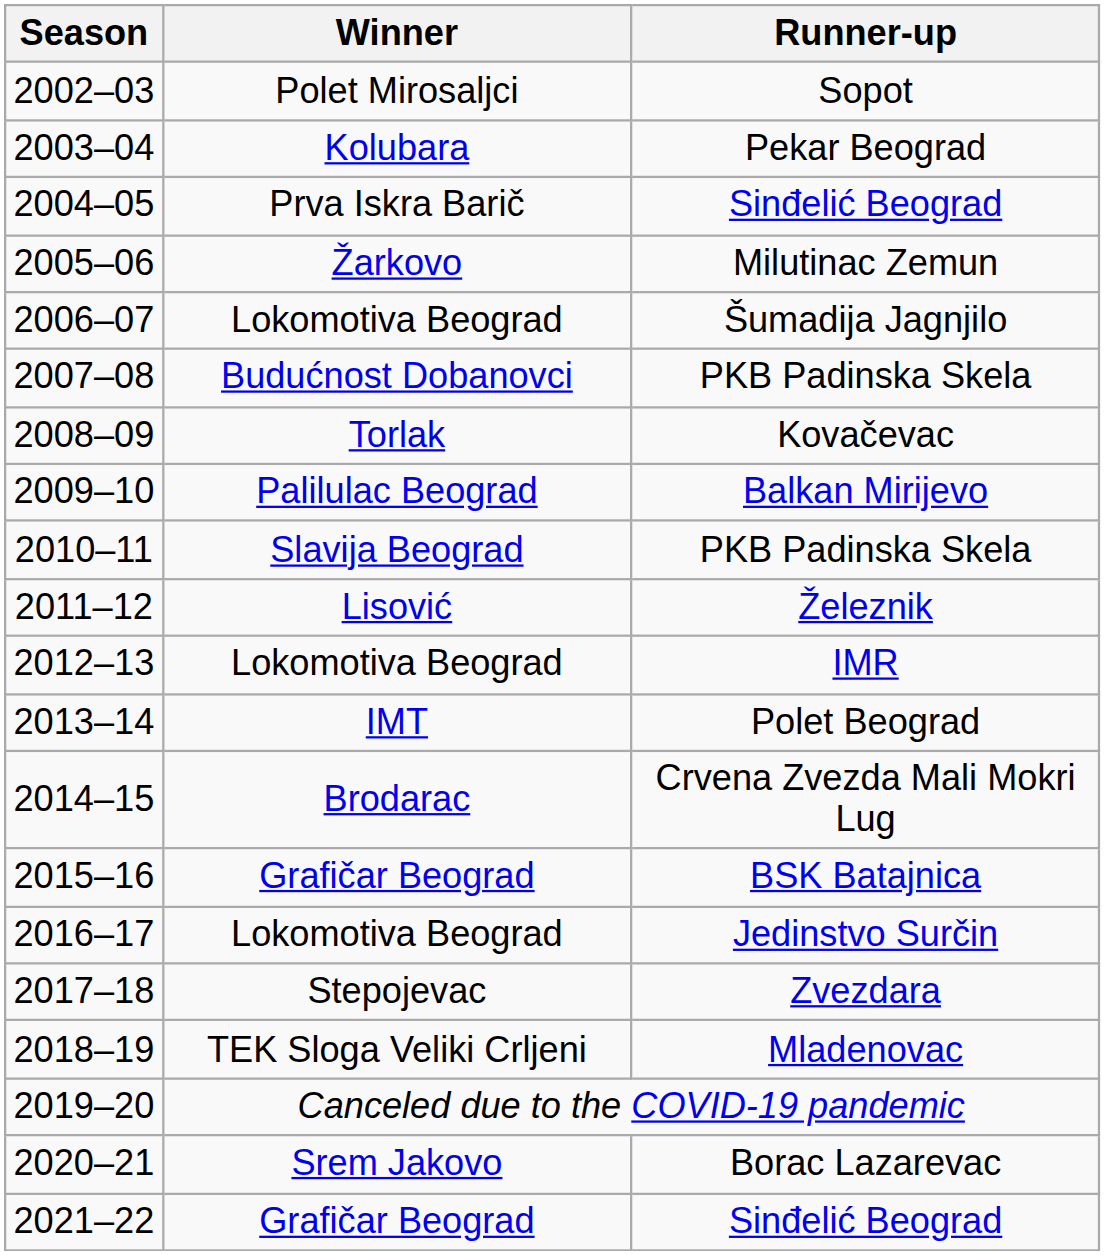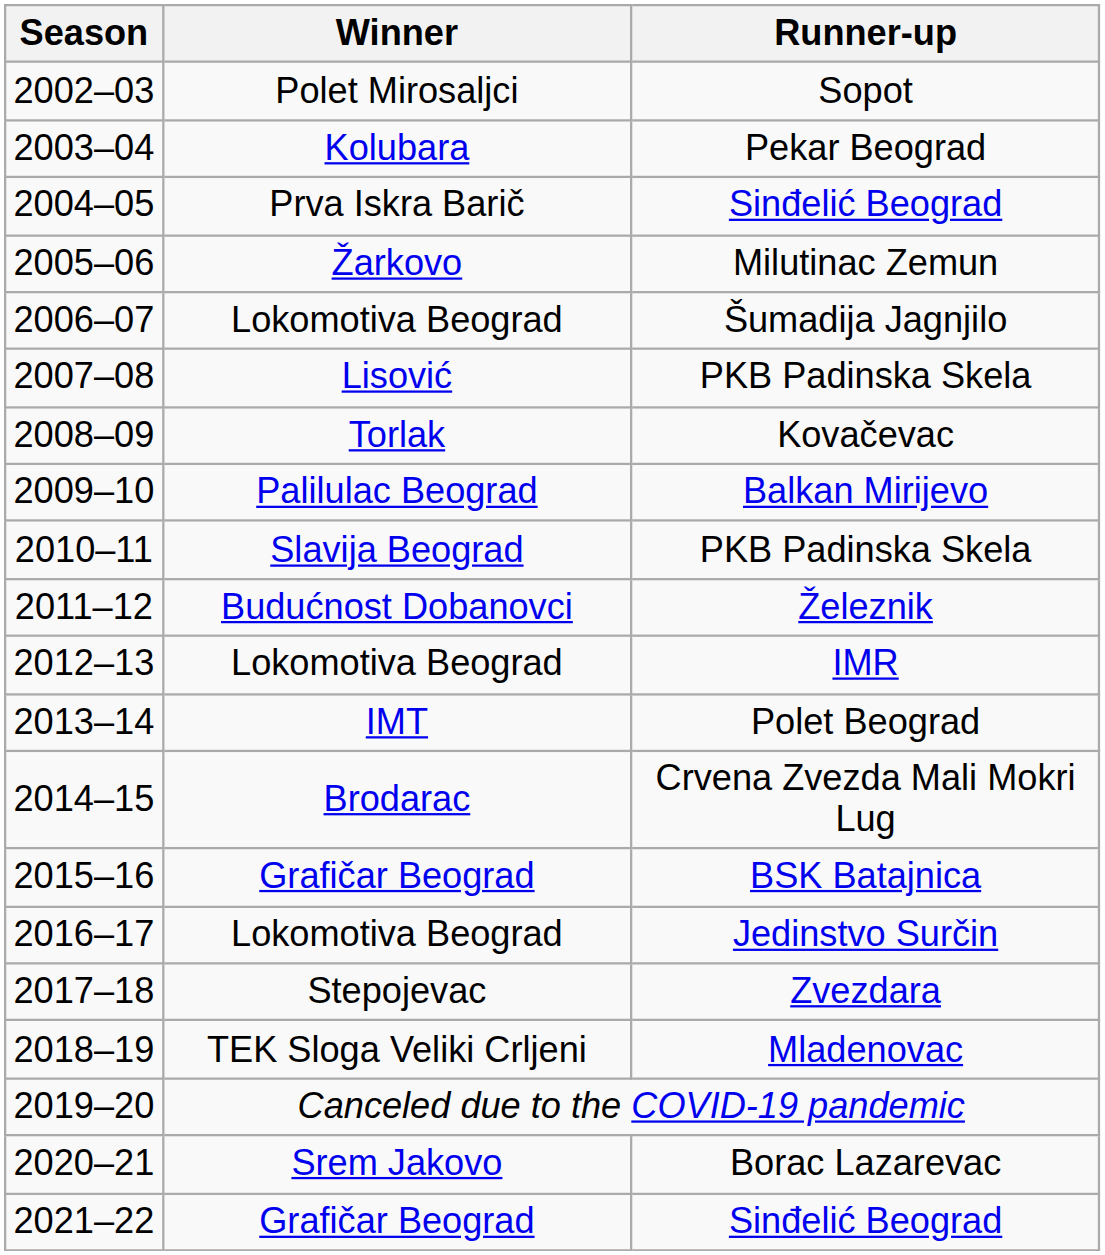(397, 377) Budućnost Dobanovci -> (397, 377) Lisović
(397, 606) Lisović -> (397, 606) Budućnost Dobanovci
